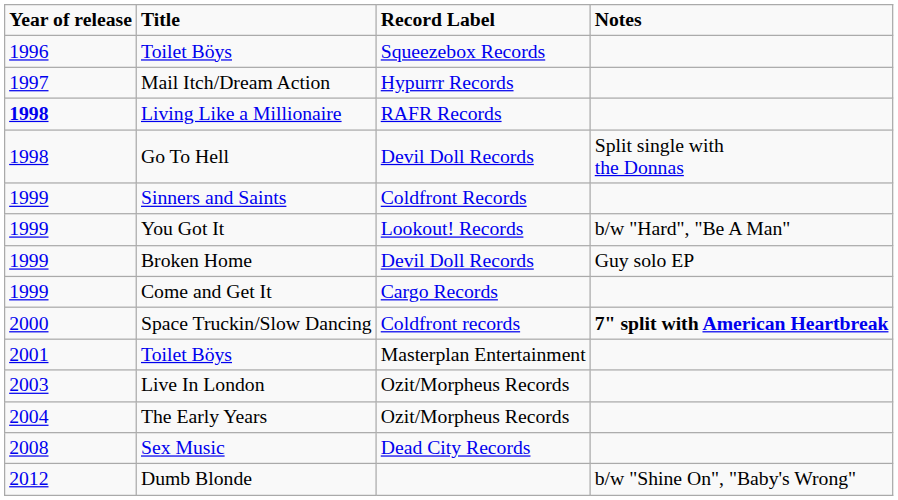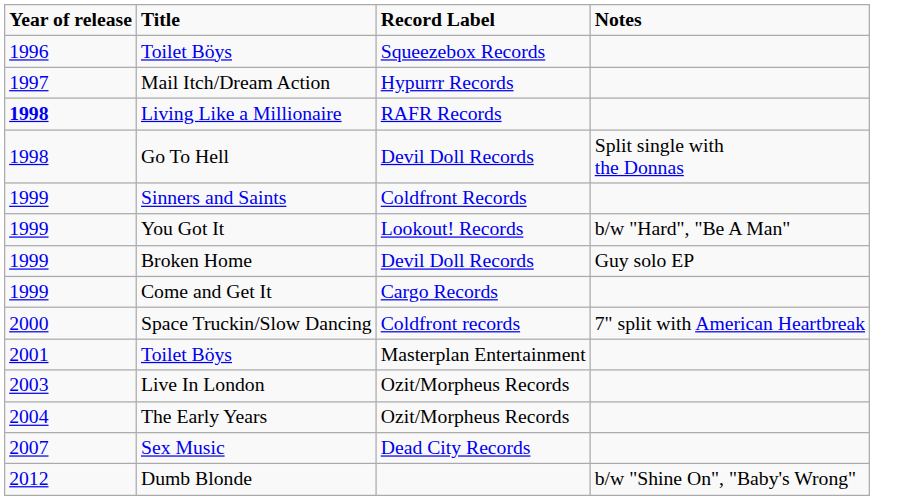(742, 323) bold -> (730, 323) normal
(29, 447) 2008 -> (29, 447) 2007
